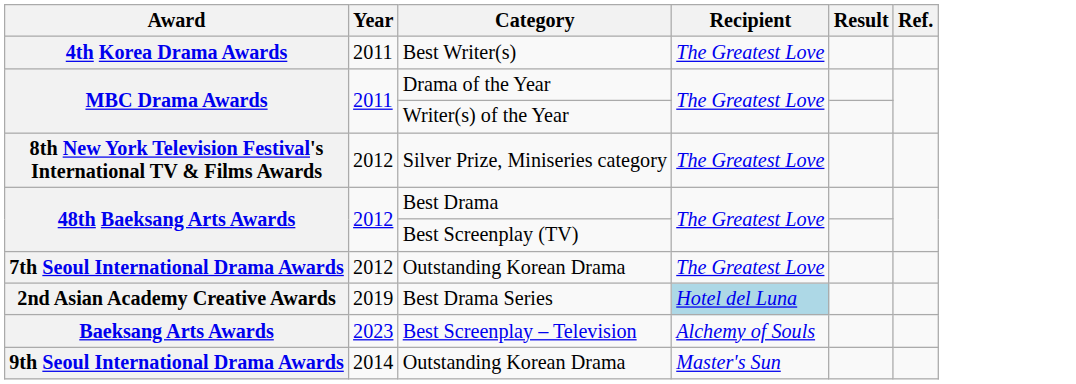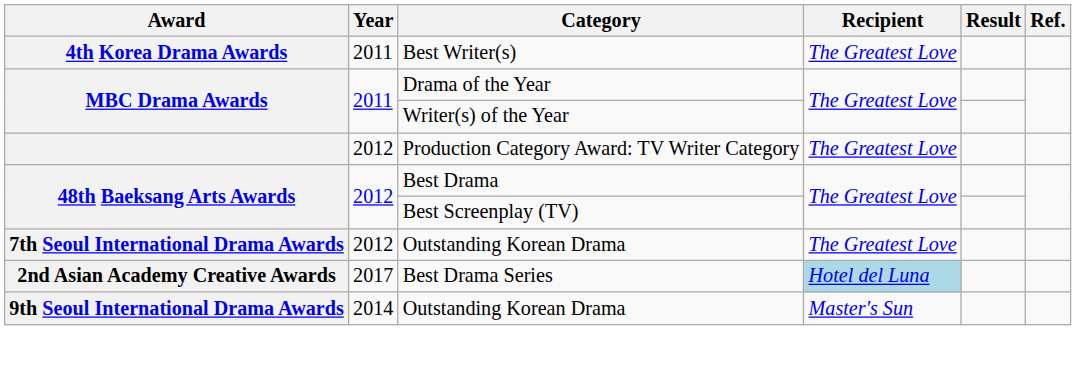+ row: (177, 149)
- row: (177, 159)
(373, 298) 2019 -> (373, 276) 2017
- row: (177, 330)
